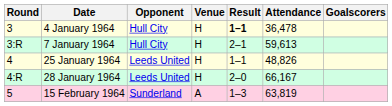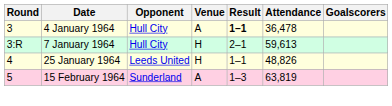(198, 28) H -> (198, 28) A
- row: (82, 77)
